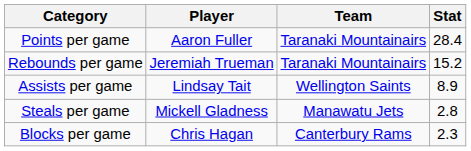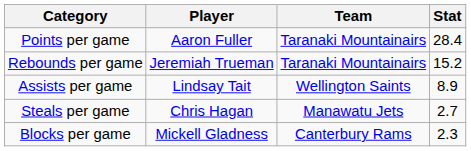(212, 110) Mickell Gladness -> (212, 110) Chris Hagan
(447, 110) 2.8 -> (447, 110) 2.7
(212, 134) Chris Hagan -> (212, 134) Mickell Gladness
